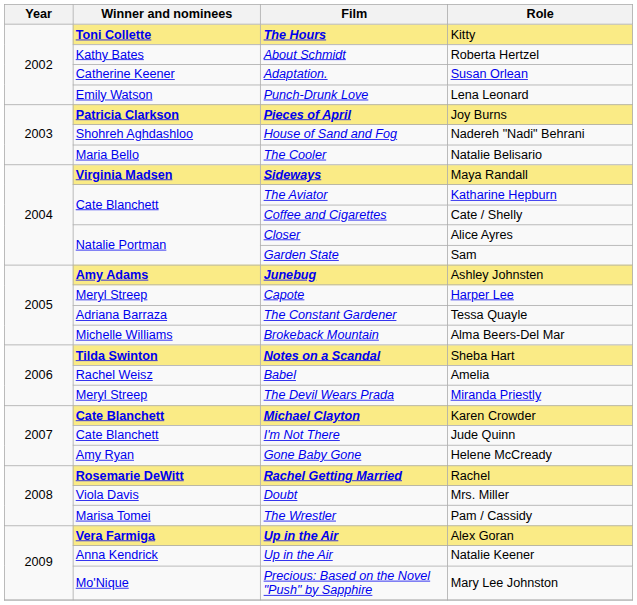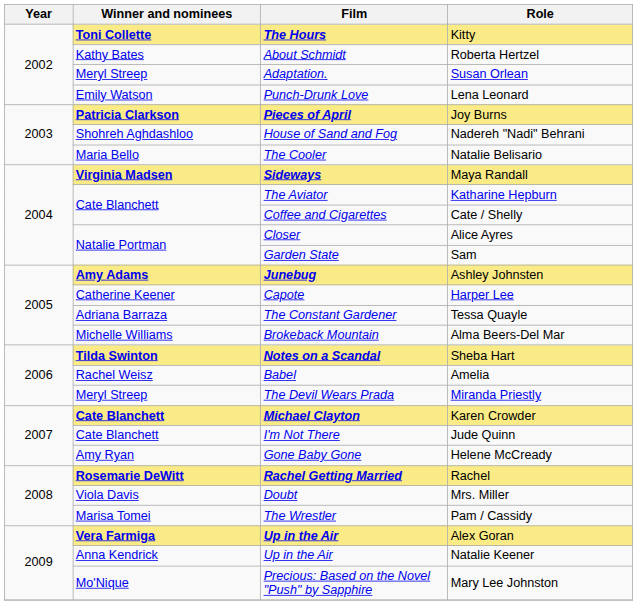(125, 74) Catherine Keener -> (112, 74) Meryl Streep
(112, 295) Meryl Streep -> (125, 295) Catherine Keener
